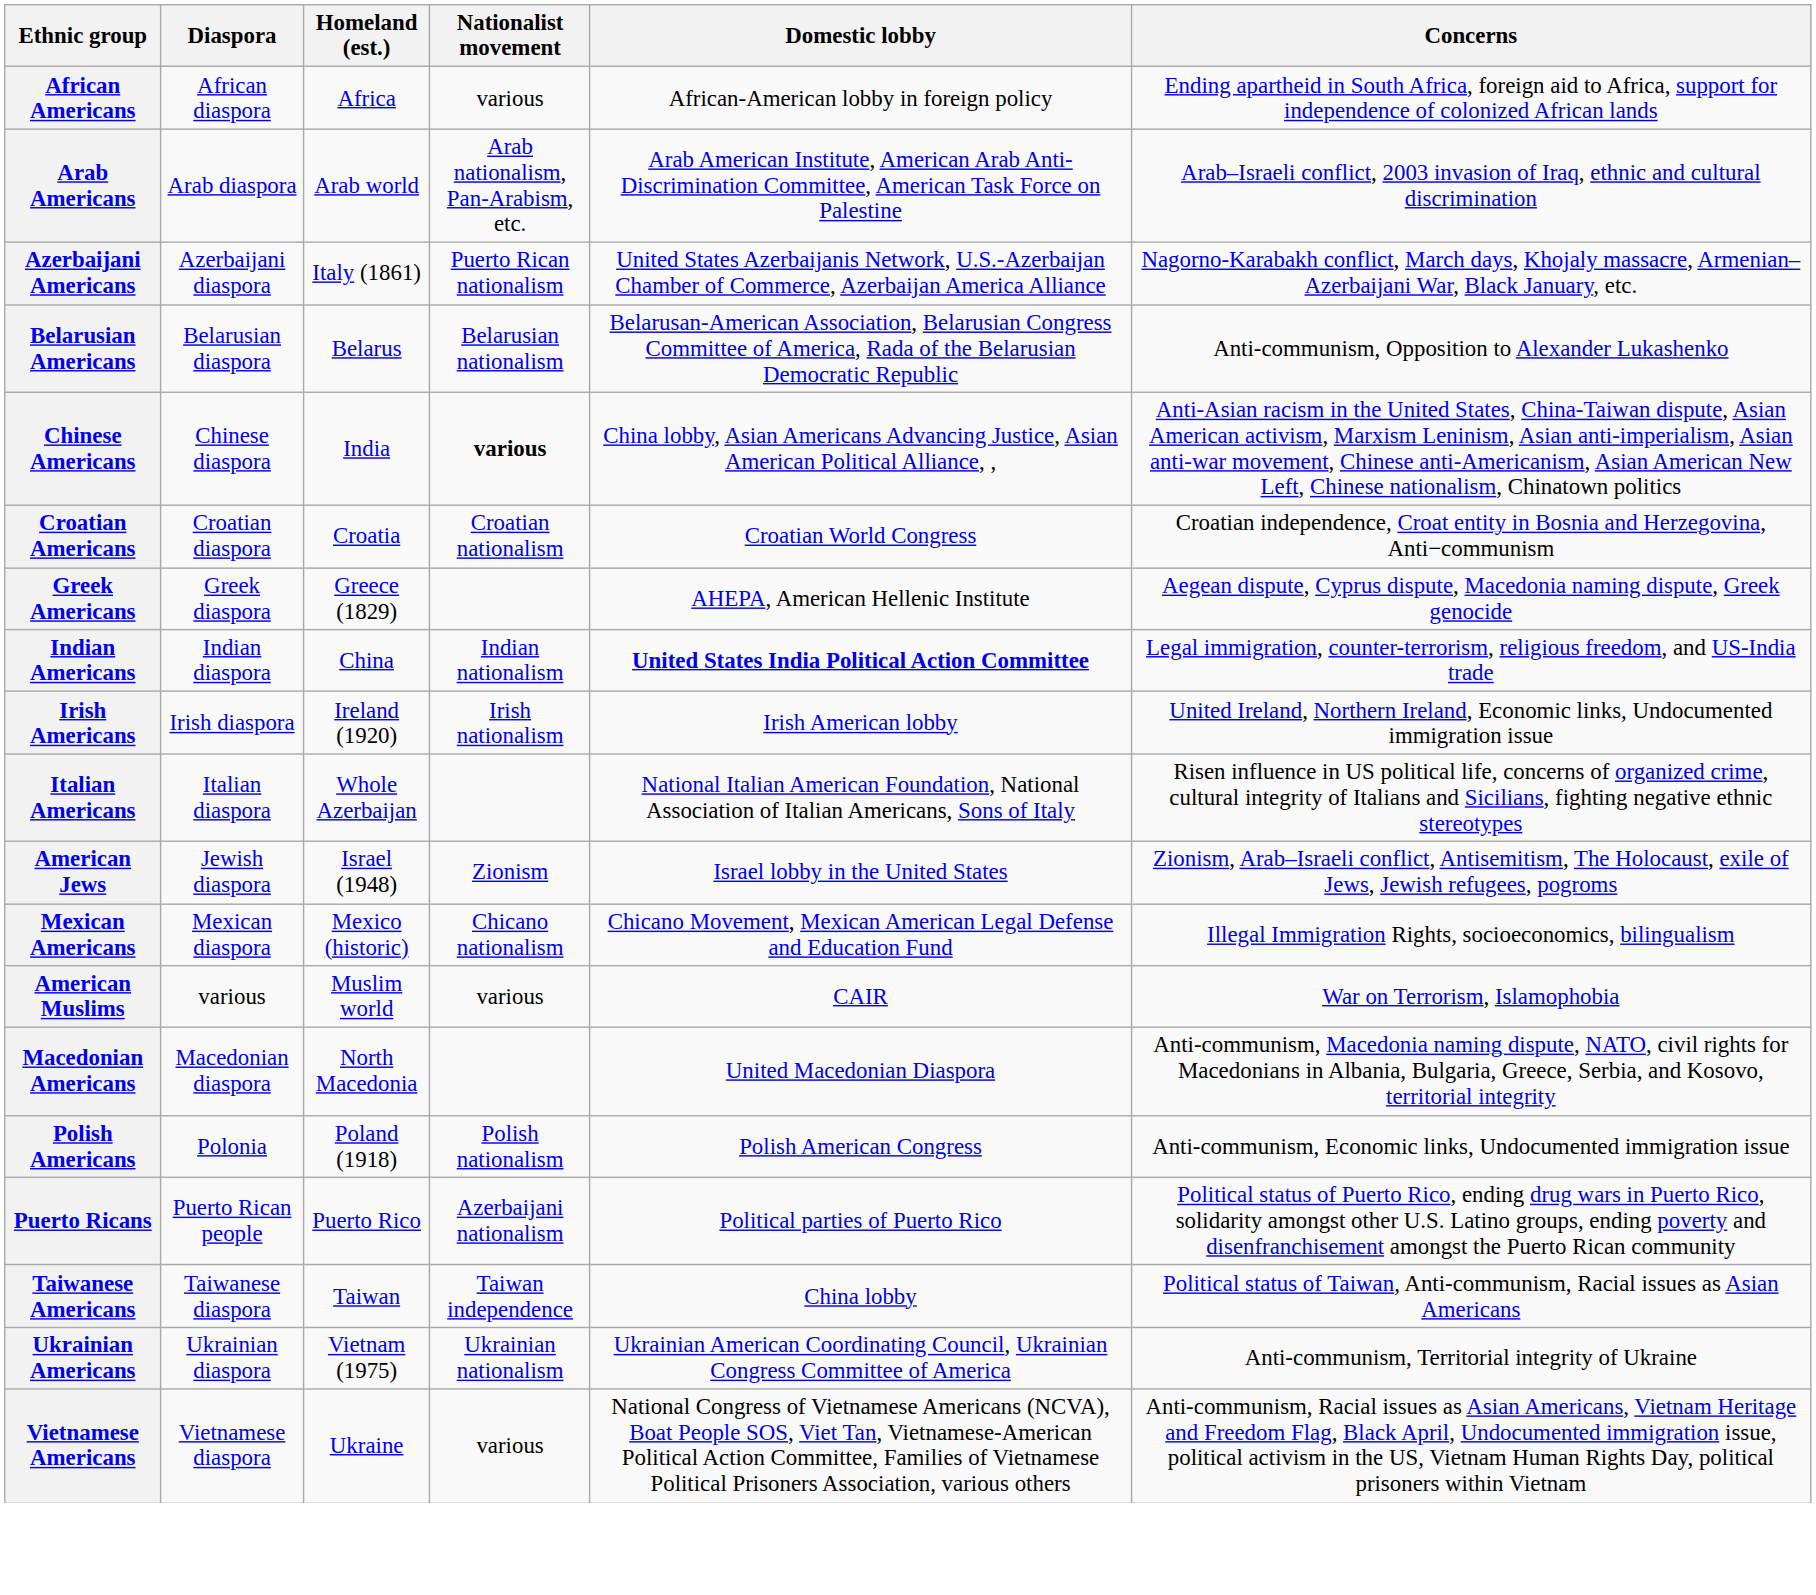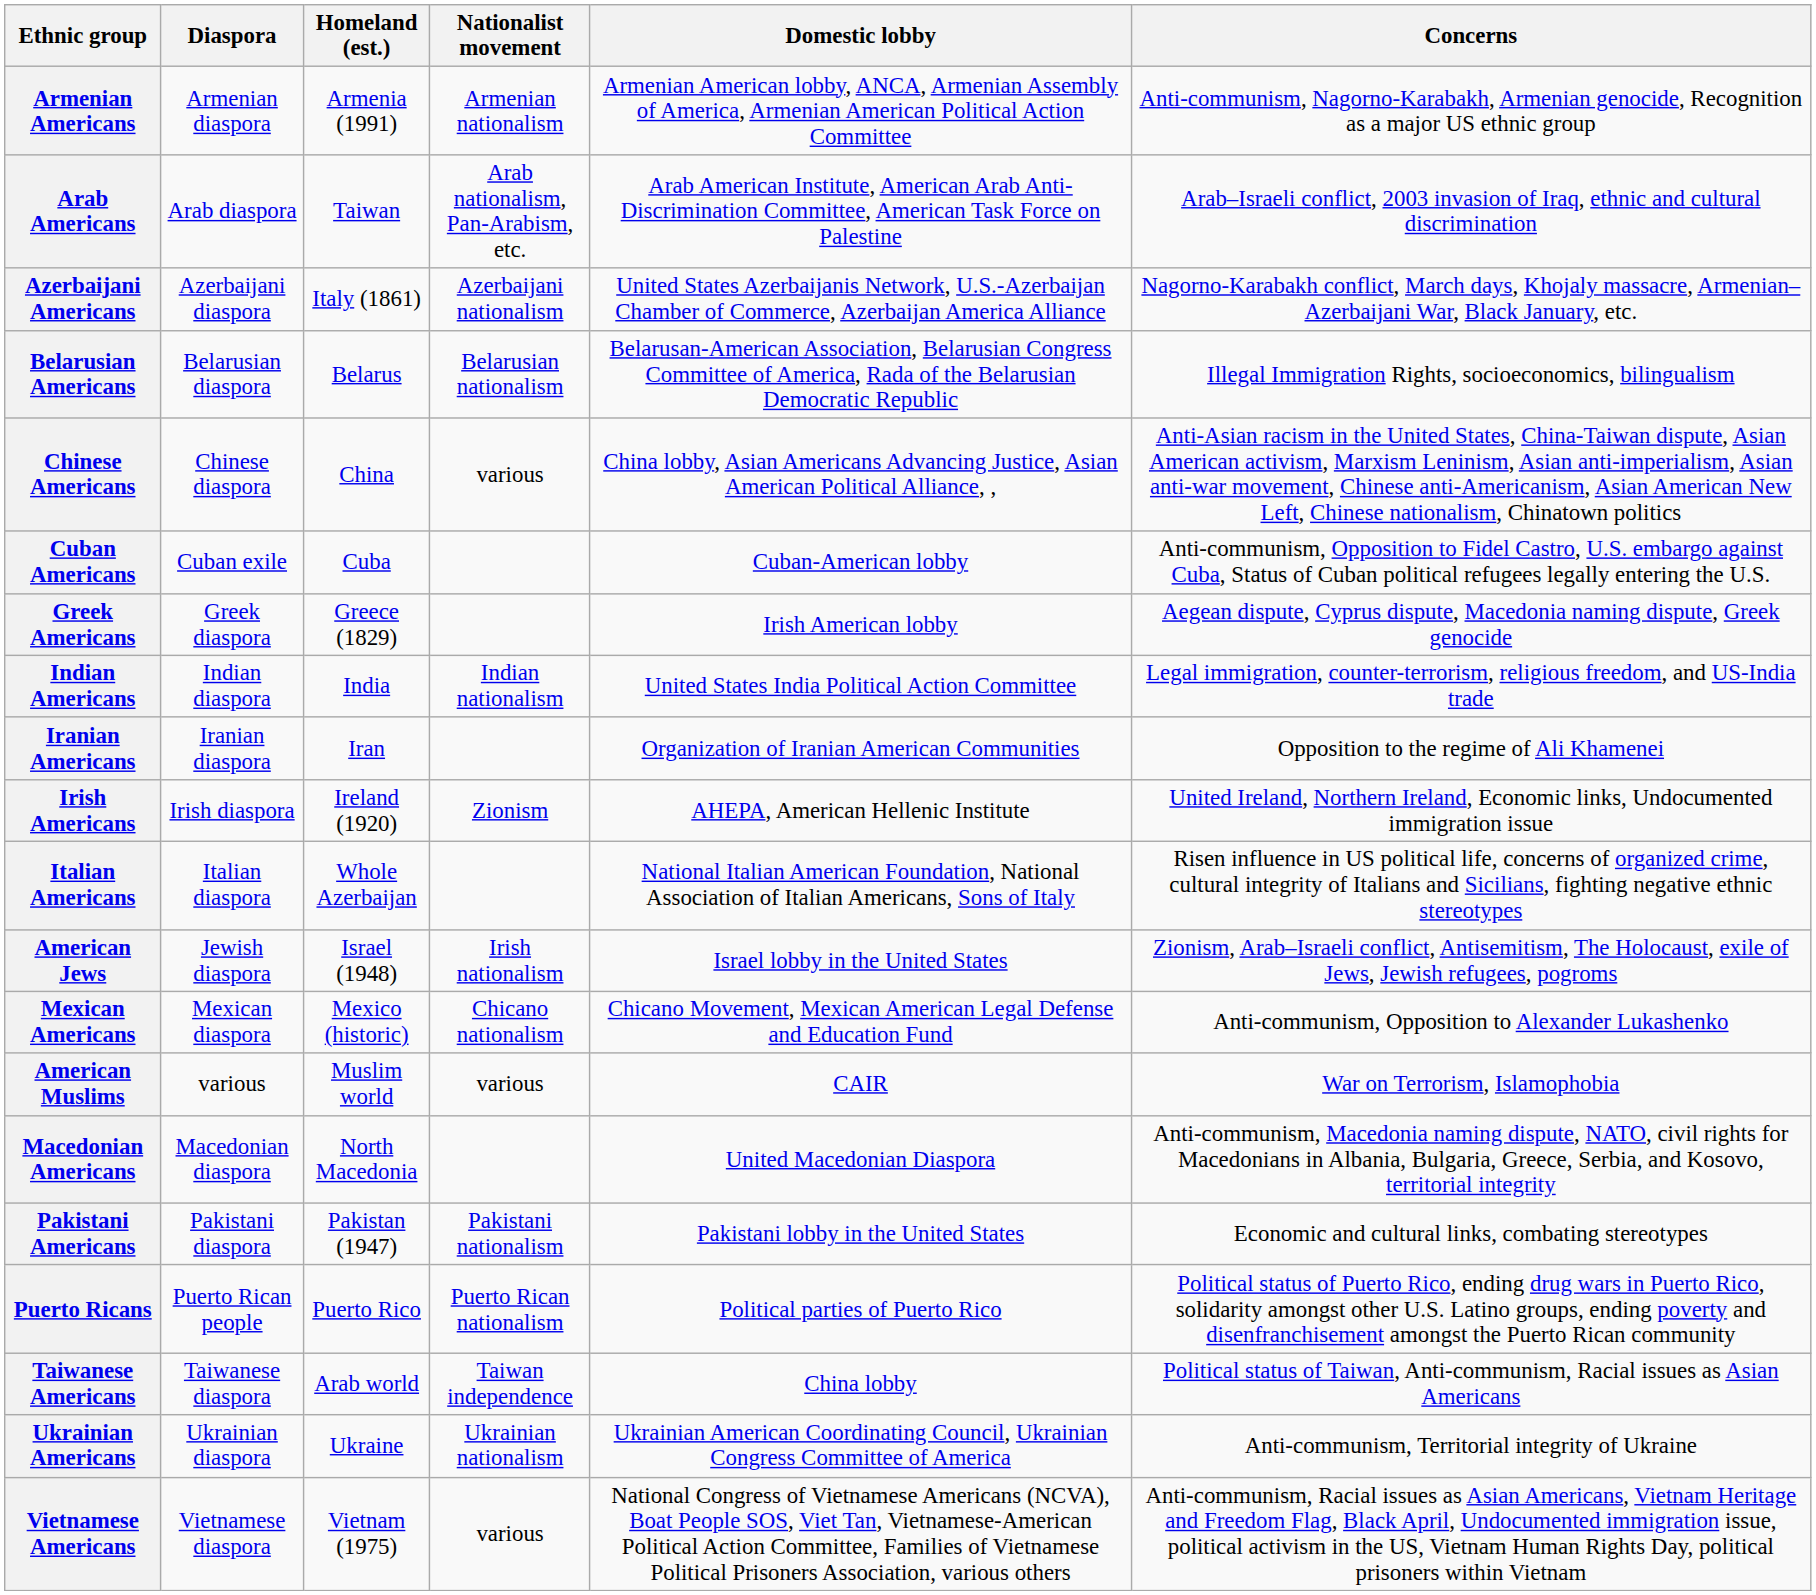- row: (83, 97)
+ row: (83, 110)
(367, 185) Arab world -> (367, 211) Taiwan
(510, 273) Puerto Rican nationalism -> (510, 298) Azerbaijani nationalism
(1471, 347) Anti-communism, Opposition to Alexander Lukashenko -> (1471, 373) Illegal Immigration Rights, socioeconomics, bilingualism
(367, 448) India -> (367, 474) China
(510, 448) bold -> (510, 474) normal
- row: (83, 536)
+ row: (83, 562)
(861, 598) AHEPA, American Hellenic Institute -> (861, 624) Irish American lobby
(367, 660) China -> (367, 686) India
(861, 660) bold -> (861, 686) normal
+ row: (83, 748)
(510, 722) Irish nationalism -> (510, 810) Zionism
(861, 722) Irish American lobby -> (861, 810) AHEPA, American Hellenic Institute
(510, 872) Zionism -> (510, 960) Irish nationalism
(1471, 934) Illegal Immigration Rights, socioeconomics, bilingualism -> (1471, 1022) Anti-communism, Opposition to Alexander Lukashenko
+ row: (83, 1233)
- row: (83, 1146)
(510, 1220) Azerbaijani nationalism -> (510, 1308) Puerto Rican nationalism
(367, 1295) Taiwan -> (367, 1383) Arab world
(367, 1357) Vietnam (1975) -> (367, 1445) Ukraine
(367, 1445) Ukraine -> (367, 1533) Vietnam (1975)
